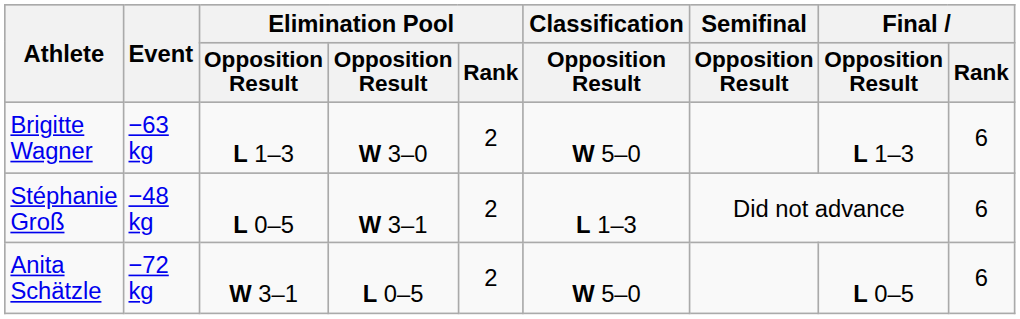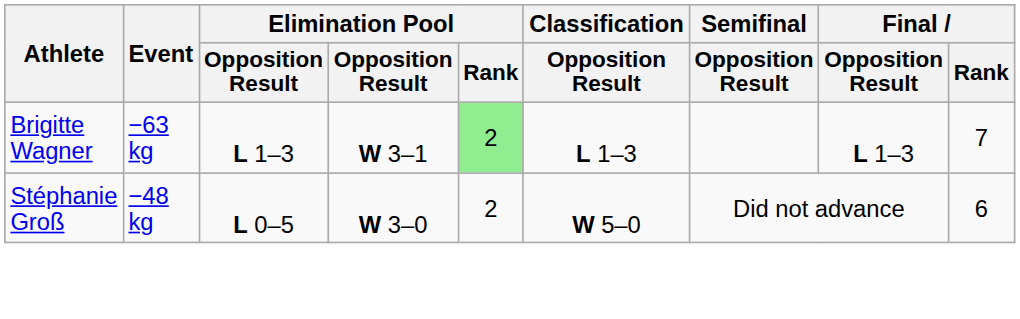(393, 154) W 3–0 -> (393, 154) W 3–1
(491, 138) no background -> (491, 138) lightgreen background
(606, 154) W 5–0 -> (606, 154) L 1–3
(981, 138) 6 -> (981, 138) 7
(393, 225) W 3–1 -> (393, 225) W 3–0
(606, 225) L 1–3 -> (606, 225) W 5–0
- row: (56, 278)
